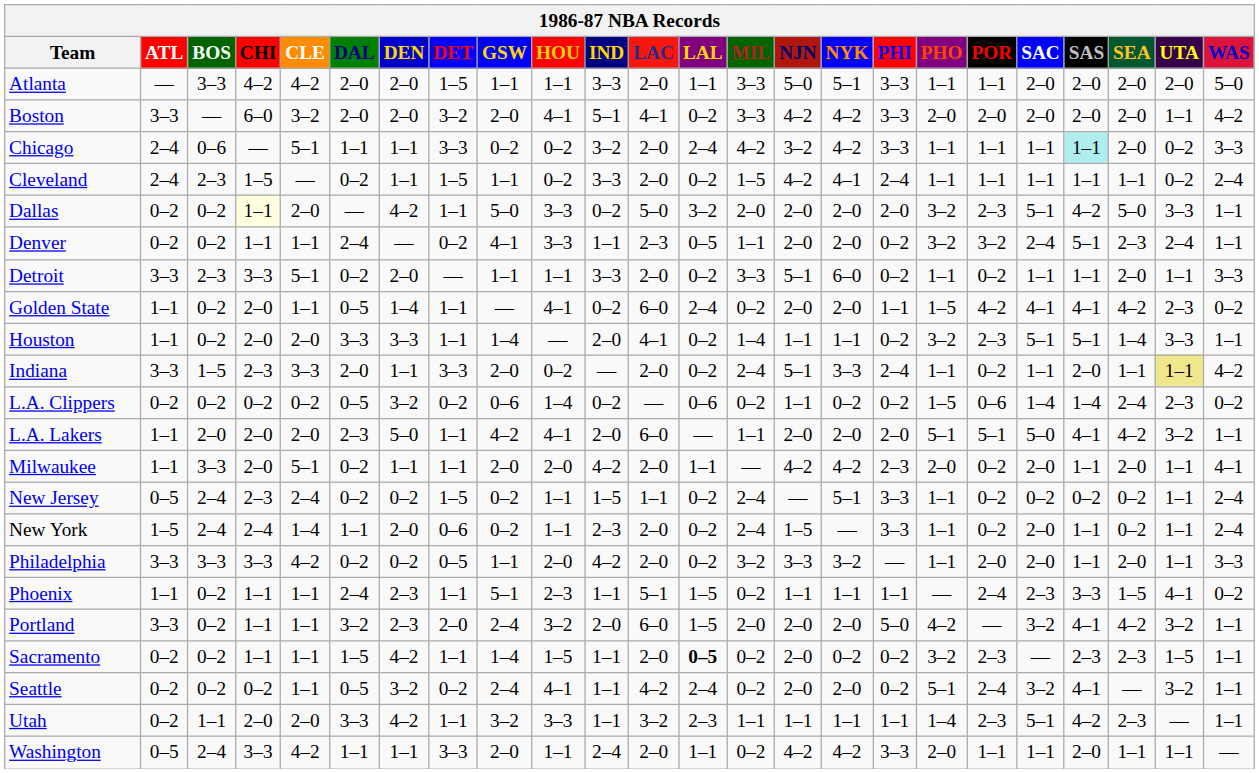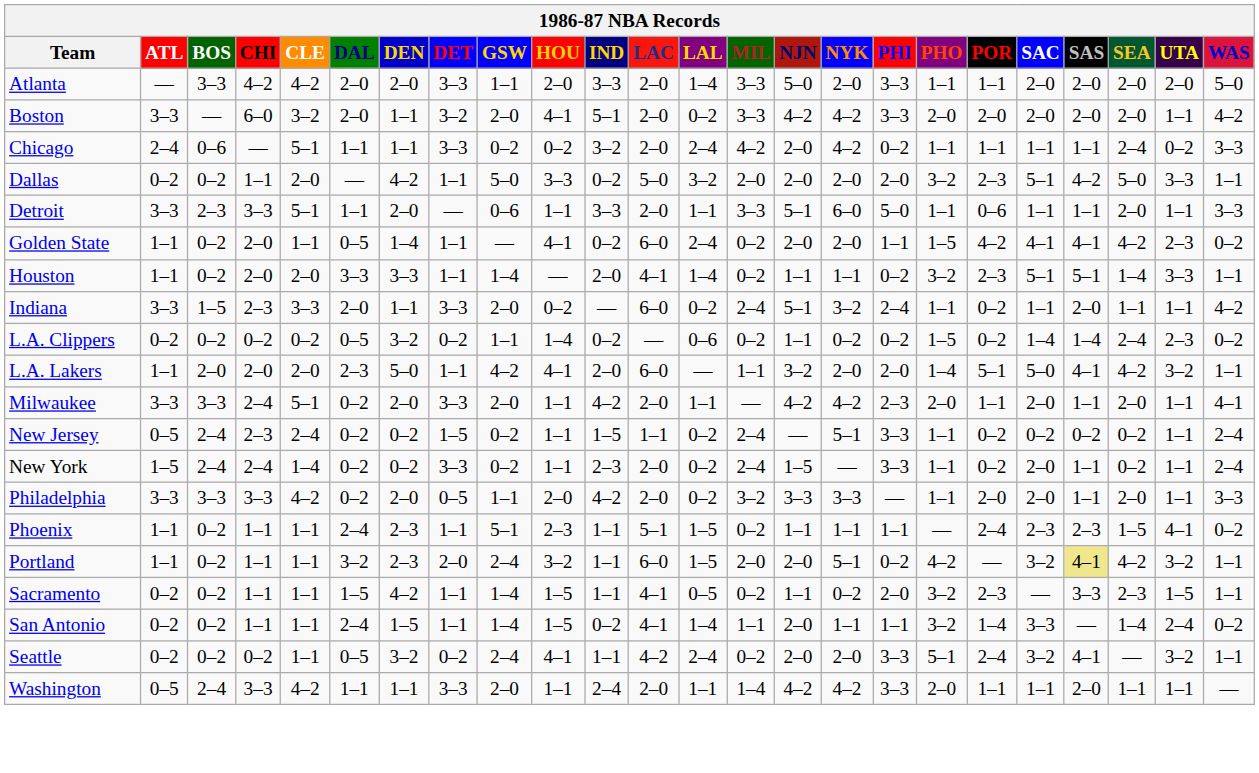(453, 84) 1–5 -> (453, 84) 3–3
(558, 84) 1–1 -> (558, 84) 2–0
(703, 84) 1–1 -> (703, 84) 1–4
(847, 84) 5–1 -> (847, 84) 2–0
(404, 116) 2–0 -> (404, 116) 1–1
(654, 116) 4–1 -> (654, 116) 2–0
(798, 147) 3–2 -> (798, 147) 2–0
(895, 147) 3–3 -> (895, 147) 0–2
(1086, 147) paleturquoise background -> (1086, 147) no background
(1132, 147) 2–0 -> (1132, 147) 2–4
- row: (48, 179)
(258, 211) lightyellow background -> (258, 179) no background
- row: (38, 243)
(354, 275) 0–2 -> (354, 211) 1–1
(504, 275) 1–1 -> (504, 211) 0–6
(703, 275) 0–2 -> (703, 211) 1–1
(895, 275) 0–2 -> (895, 211) 5–0
(992, 275) 0–2 -> (992, 211) 0–6
(703, 338) 0–2 -> (703, 275) 1–4
(751, 338) 1–4 -> (751, 275) 0–2
(654, 370) 2–0 -> (654, 307) 6–0
(847, 370) 3–3 -> (847, 307) 3–2
(1179, 370) khaki background -> (1179, 307) no background
(504, 402) 0–6 -> (504, 338) 1–1
(992, 402) 0–6 -> (992, 338) 0–2
(798, 434) 2–0 -> (798, 370) 3–2
(942, 434) 5–1 -> (942, 370) 1–4
(164, 466) 1–1 -> (164, 402) 3–3
(258, 466) 2–0 -> (258, 402) 2–4
(404, 466) 1–1 -> (404, 402) 2–0
(453, 466) 1–1 -> (453, 402) 3–3
(558, 466) 2–0 -> (558, 402) 1–1
(992, 466) 0–2 -> (992, 402) 1–1
(354, 529) 1–1 -> (354, 466) 0–2
(404, 529) 2–0 -> (404, 466) 0–2
(453, 529) 0–6 -> (453, 466) 3–3
(404, 561) 0–2 -> (404, 498) 2–0
(847, 561) 3–2 -> (847, 498) 3–3
(1086, 593) 3–3 -> (1086, 529) 2–3
(164, 625) 3–3 -> (164, 561) 1–1
(607, 625) 2–0 -> (607, 561) 1–1
(847, 625) 2–0 -> (847, 561) 5–1
(895, 625) 5–0 -> (895, 561) 0–2
(1086, 625) no background -> (1086, 561) khaki background
(654, 657) 2–0 -> (654, 593) 4–1
(703, 657) bold -> (703, 593) normal
(798, 657) 2–0 -> (798, 593) 1–1
(895, 657) 0–2 -> (895, 593) 2–0
(1086, 657) 2–3 -> (1086, 593) 3–3
+ row: (57, 625)
(895, 689) 0–2 -> (895, 657) 3–3
- row: (28, 720)
(751, 752) 0–2 -> (751, 689) 1–4
